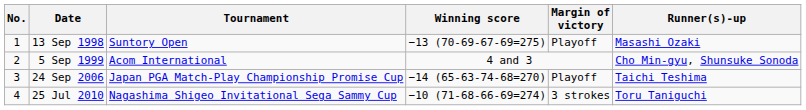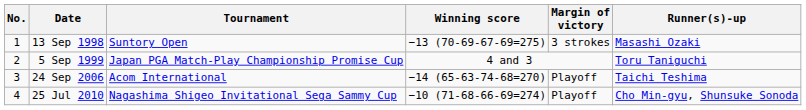(574, 43) Playoff -> (581, 43) 3 strokes
(168, 61) Acom International -> (256, 61) Japan PGA Match-Play Championship Promise Cup
(707, 61) Cho Min-gyu, Shunsuke Sonoda -> (661, 61) Toru Taniguchi
(256, 79) Japan PGA Match-Play Championship Promise Cup -> (168, 79) Acom International
(581, 96) 3 strokes -> (574, 96) Playoff
(661, 96) Toru Taniguchi -> (707, 96) Cho Min-gyu, Shunsuke Sonoda
